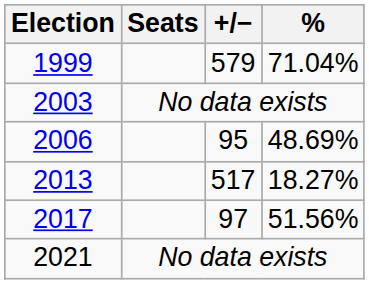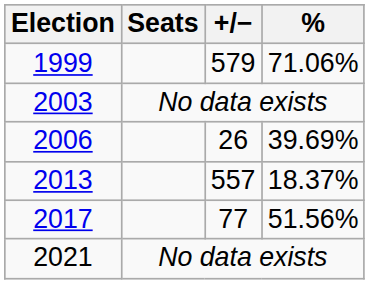(313, 63) 71.04% -> (313, 63) 71.06%
(233, 141) 95 -> (233, 141) 26
(313, 141) 48.69% -> (313, 141) 39.69%
(233, 180) 517 -> (233, 180) 557
(313, 180) 18.27% -> (313, 180) 18.37%
(233, 219) 97 -> (233, 219) 77
